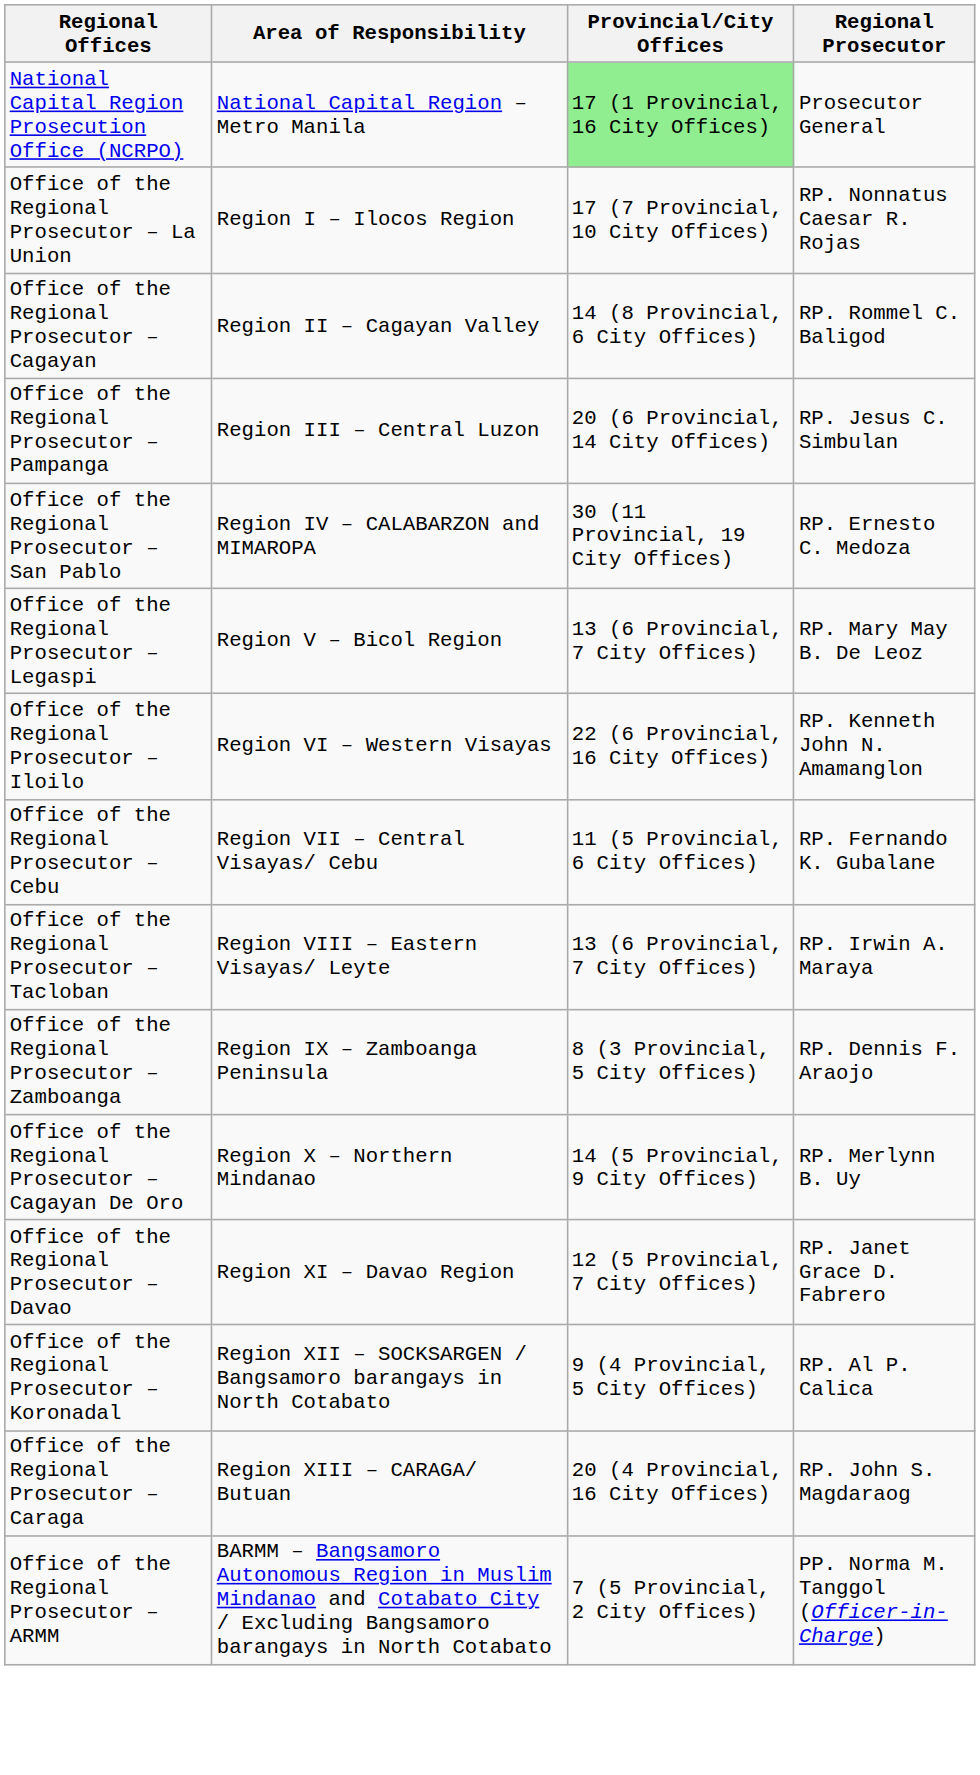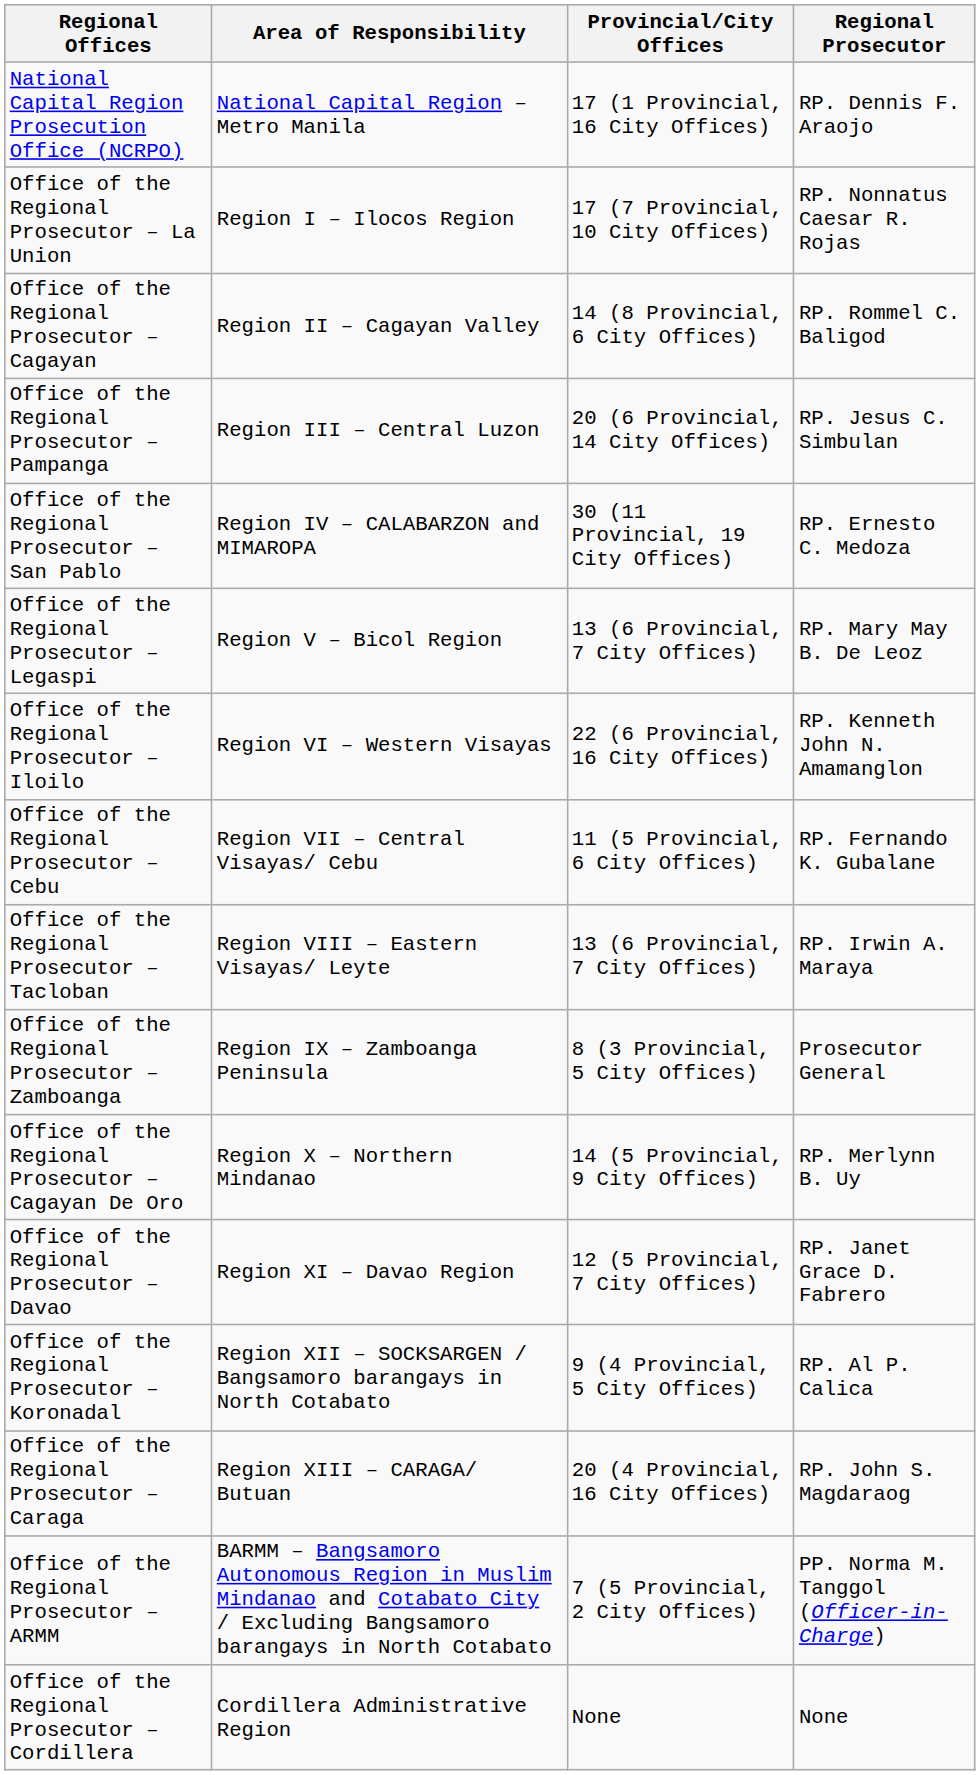(677, 115) lightgreen background -> (677, 115) no background
(861, 115) Prosecutor General -> (880, 115) RP. Dennis F. Araojo
(880, 1062) RP. Dennis F. Araojo -> (861, 1062) Prosecutor General
+ row: (90, 1717)
